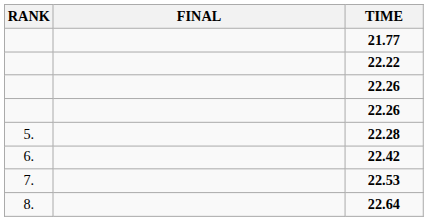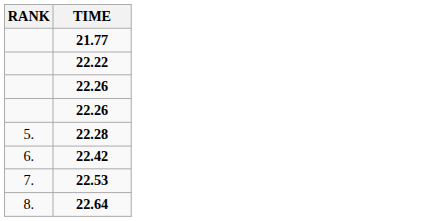- column: (199, 16)
